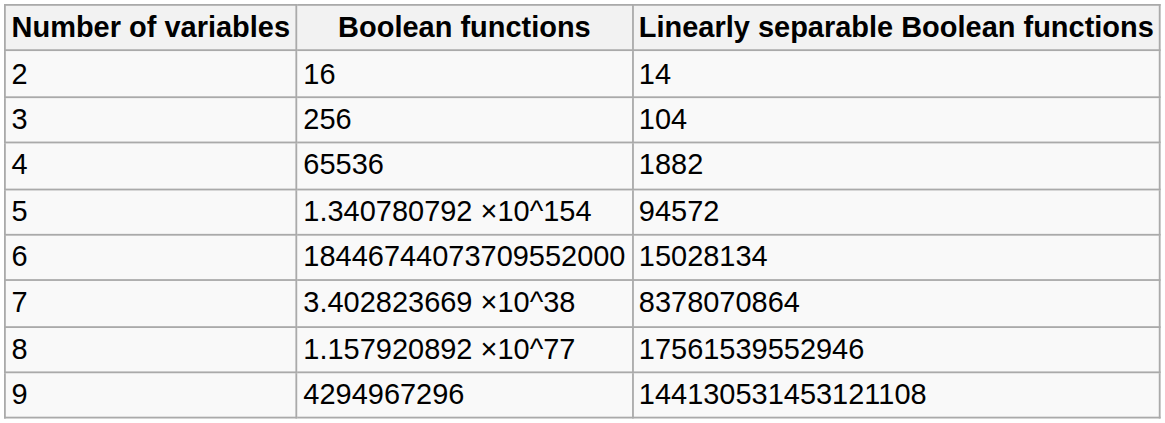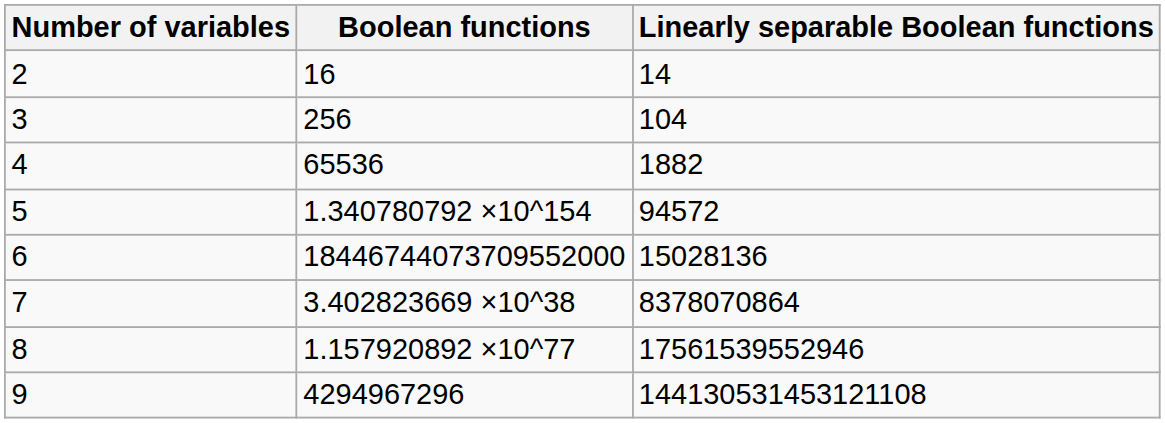(703, 257) 15028134 -> (703, 257) 15028136
